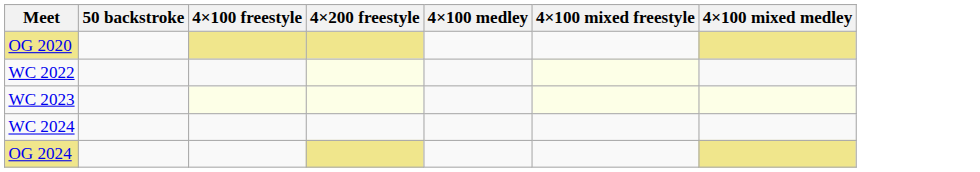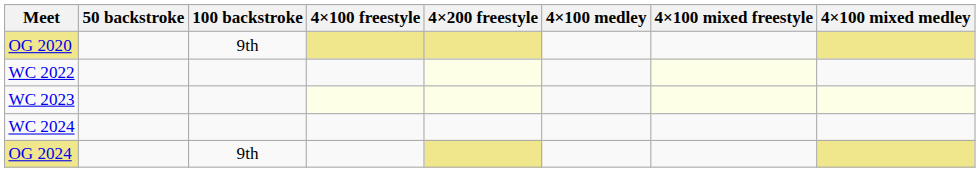+ column: (248, 18)
